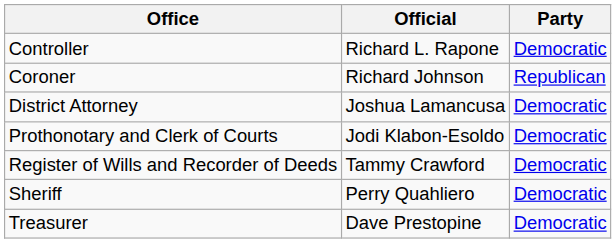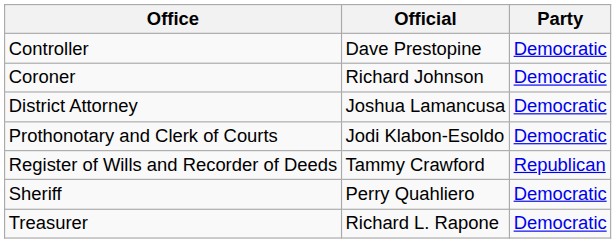(422, 48) Richard L. Rapone -> (414, 48) Dave Prestopine
(560, 77) Republican -> (560, 77) Democratic
(560, 164) Democratic -> (560, 164) Republican
(414, 223) Dave Prestopine -> (422, 223) Richard L. Rapone
